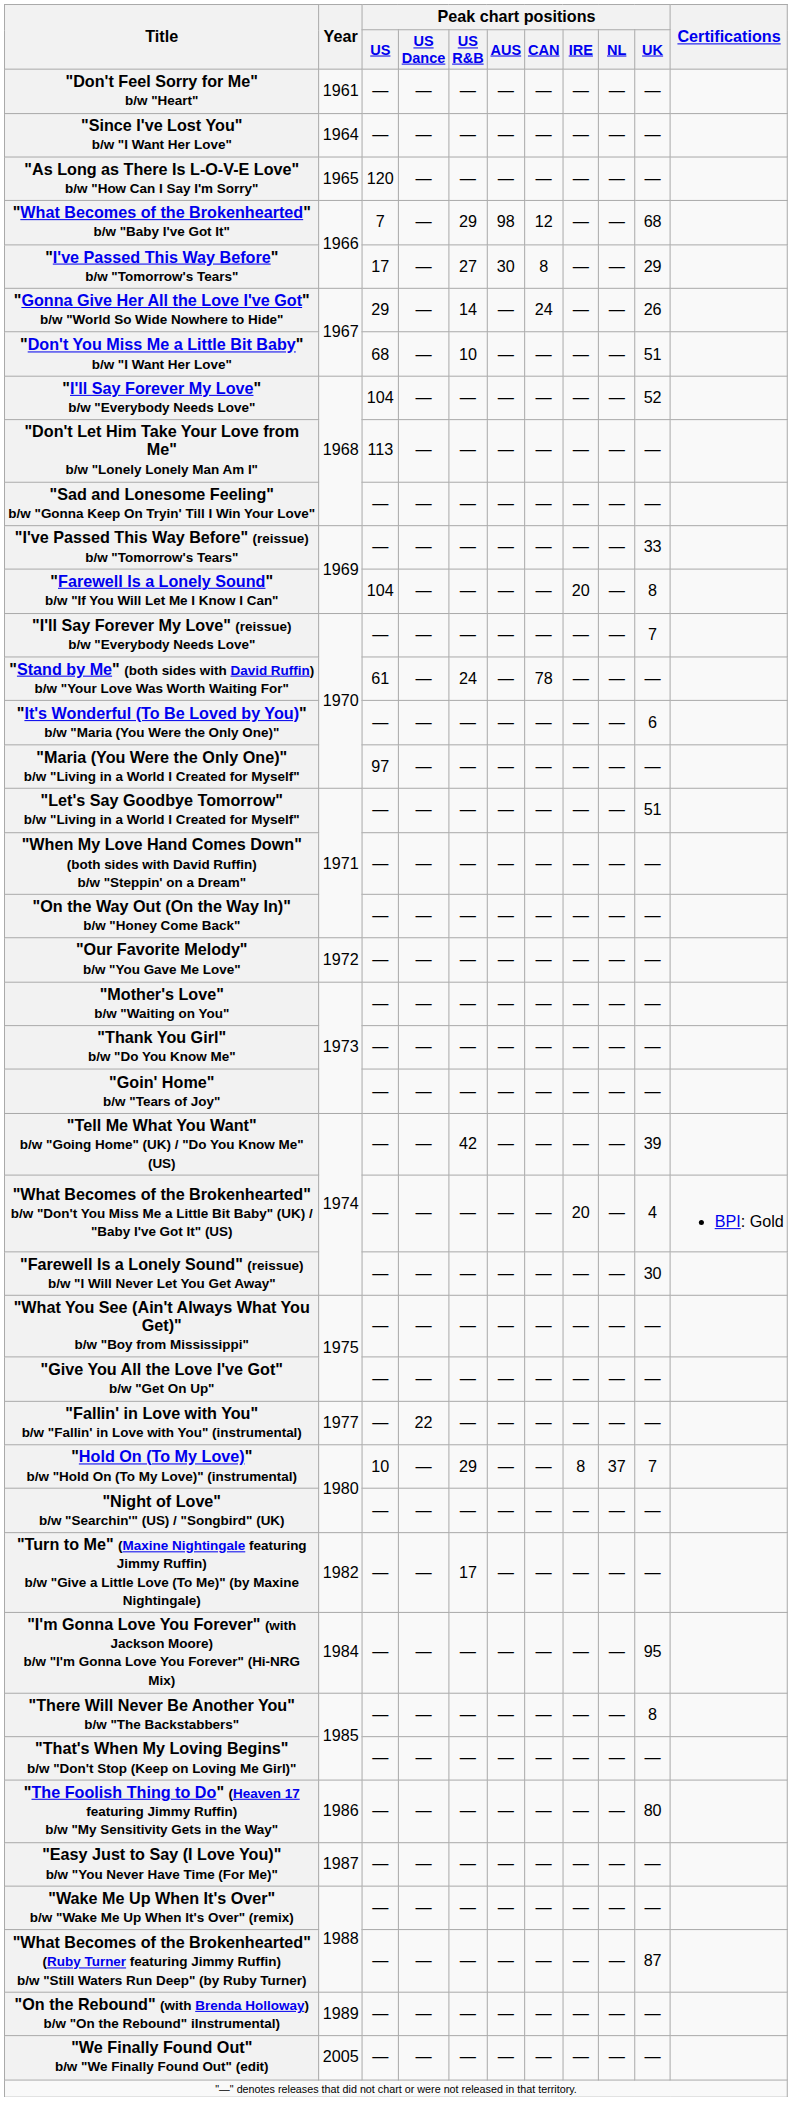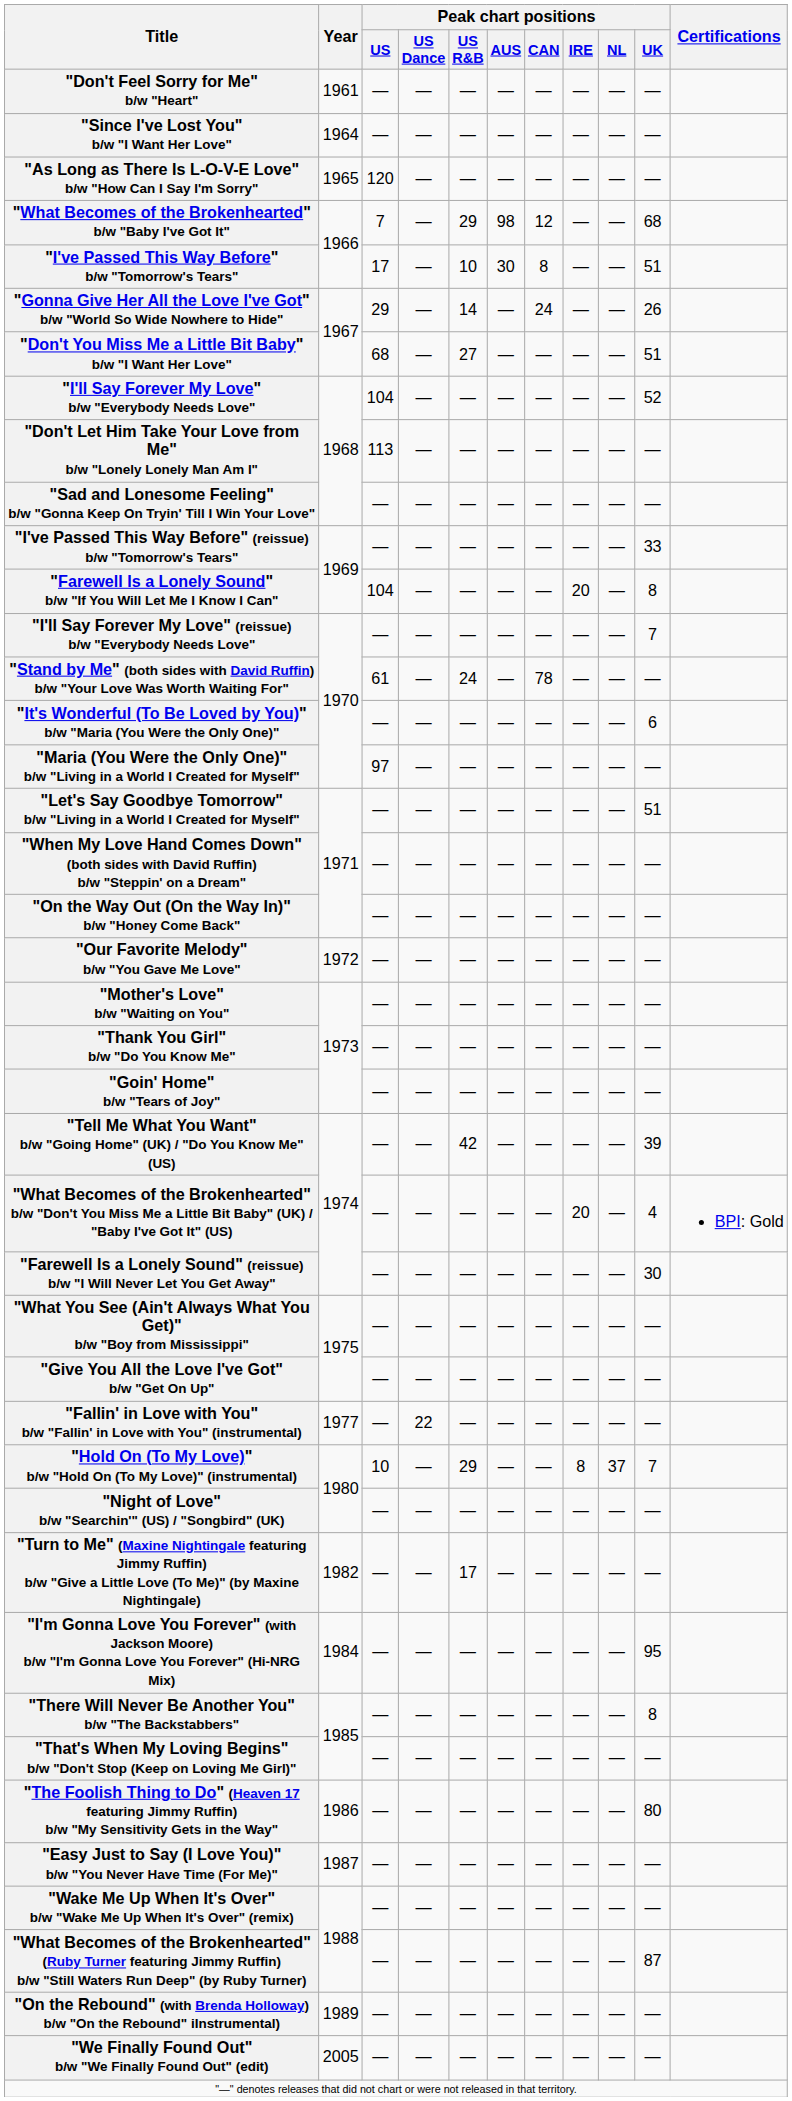(468, 266) 27 -> (468, 266) 10
(653, 266) 29 -> (653, 266) 51
(468, 354) 10 -> (468, 354) 27
